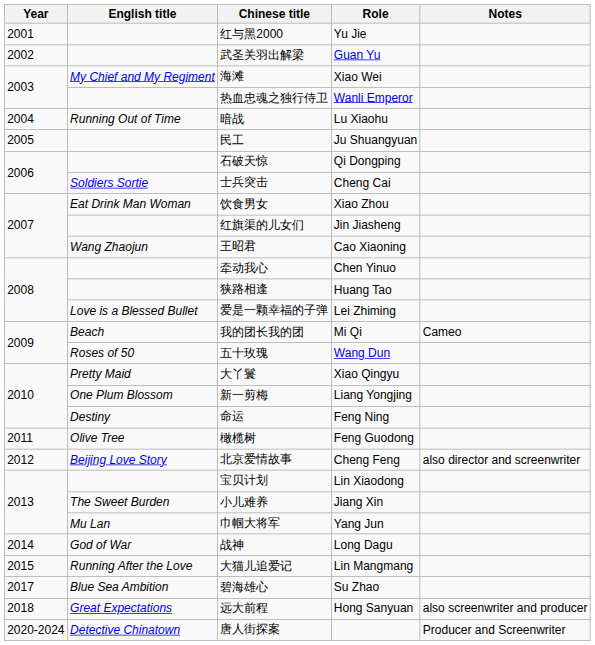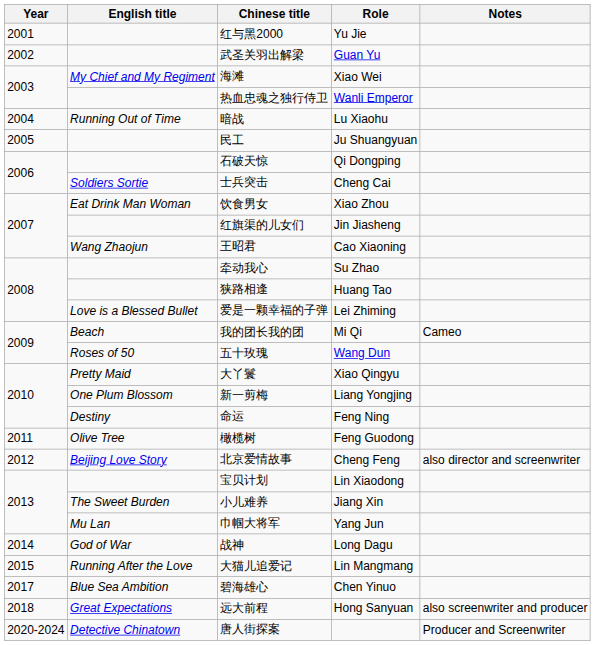(365, 268) Chen Yinuo -> (357, 268) Su Zhao
(357, 587) Su Zhao -> (365, 587) Chen Yinuo
